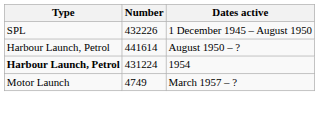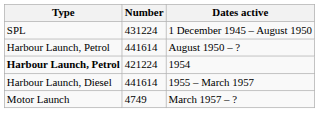(141, 30) 432226 -> (141, 30) 431224
(141, 64) 431224 -> (141, 64) 421224
+ row: (211, 82)
